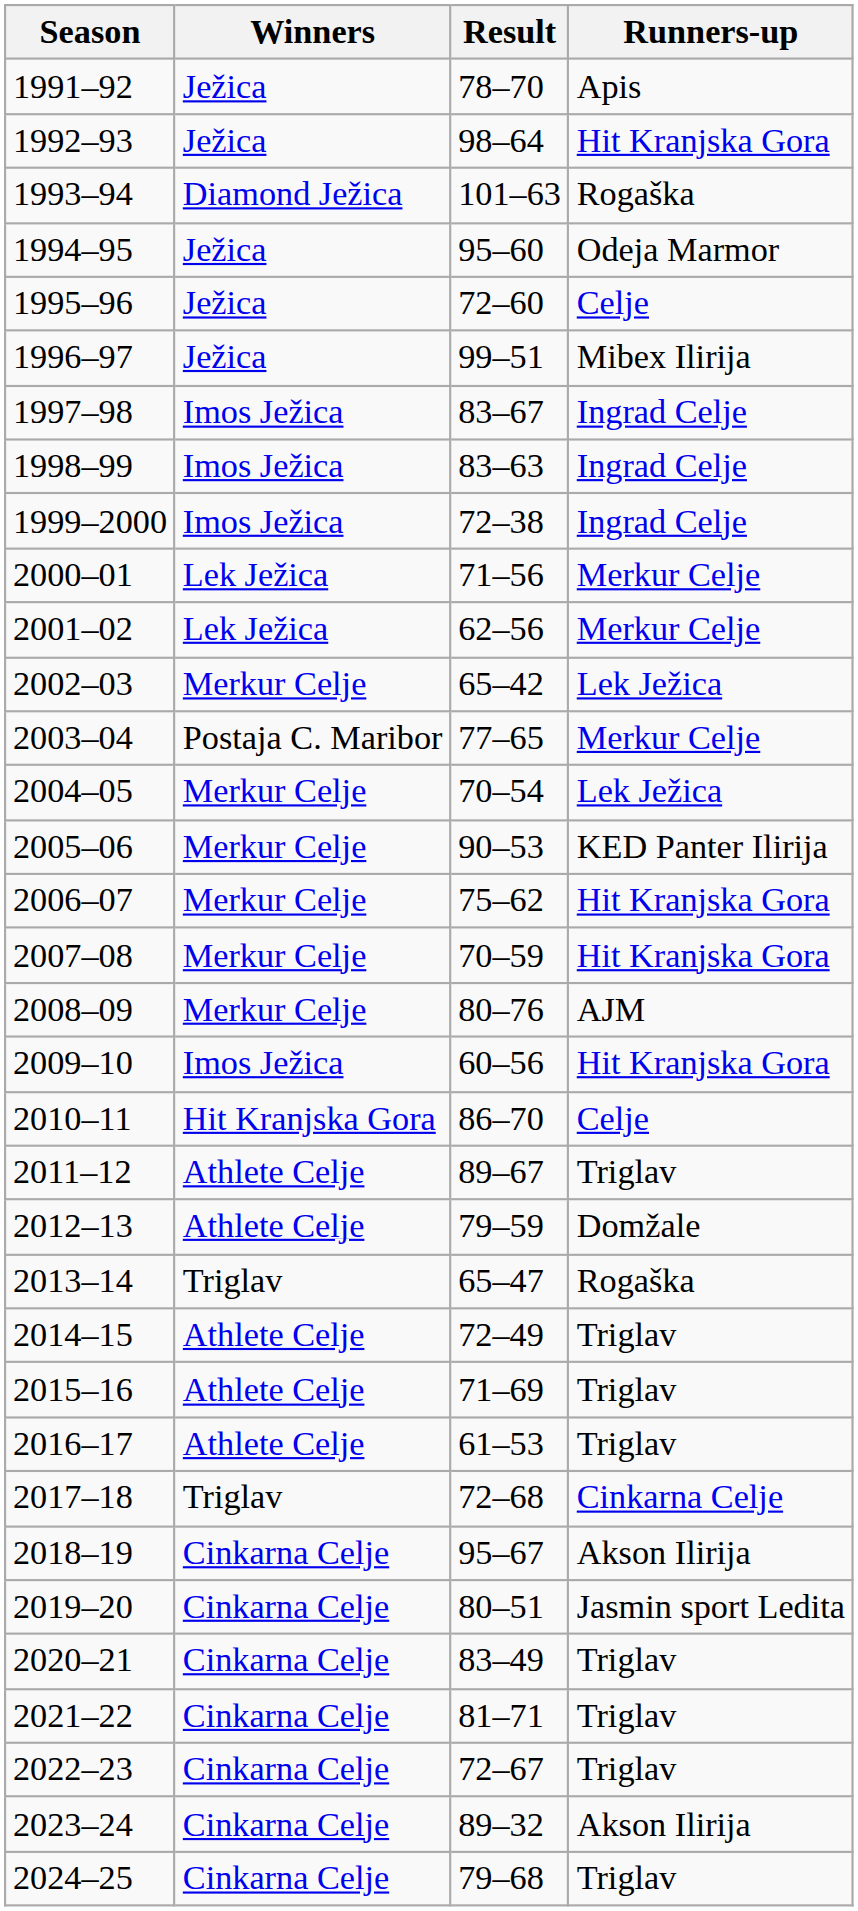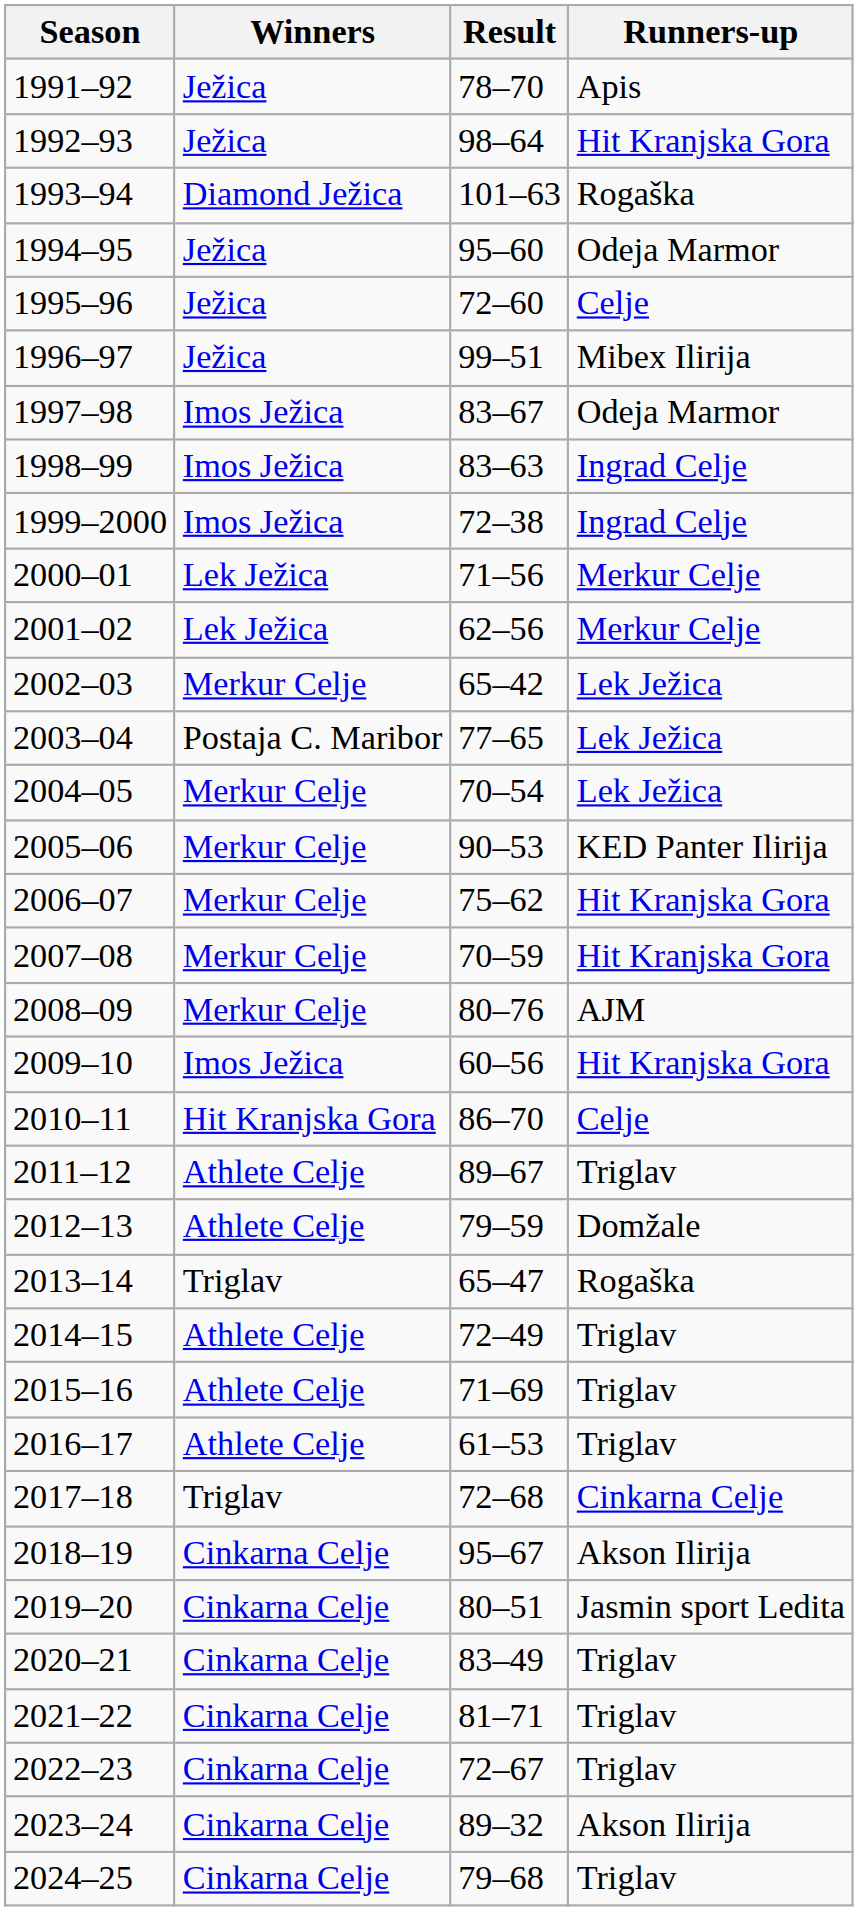(662, 411) Ingrad Celje -> (678, 411) Odeja Marmor
(669, 737) Merkur Celje -> (649, 737) Lek Ježica
